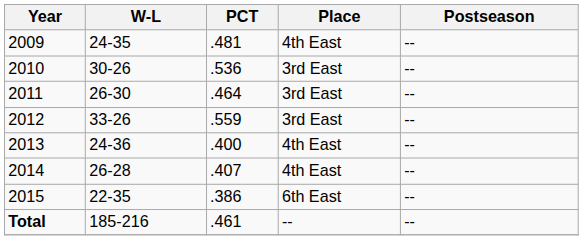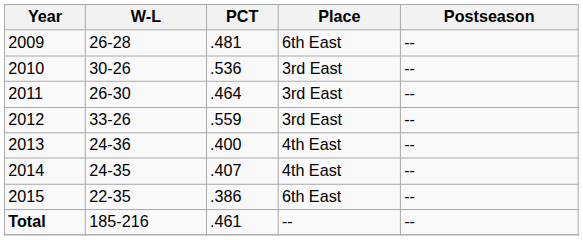(110, 42) 24-35 -> (110, 42) 26-28
(312, 42) 4th East -> (312, 42) 6th East
(110, 171) 26-28 -> (110, 171) 24-35
